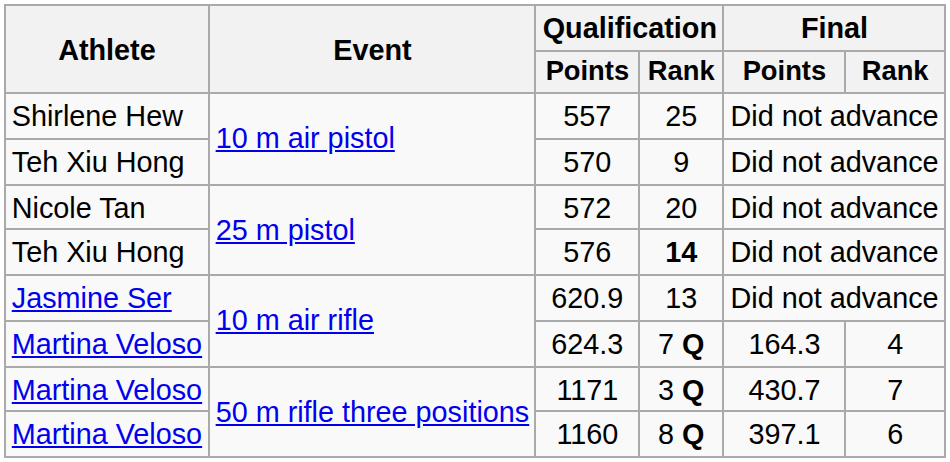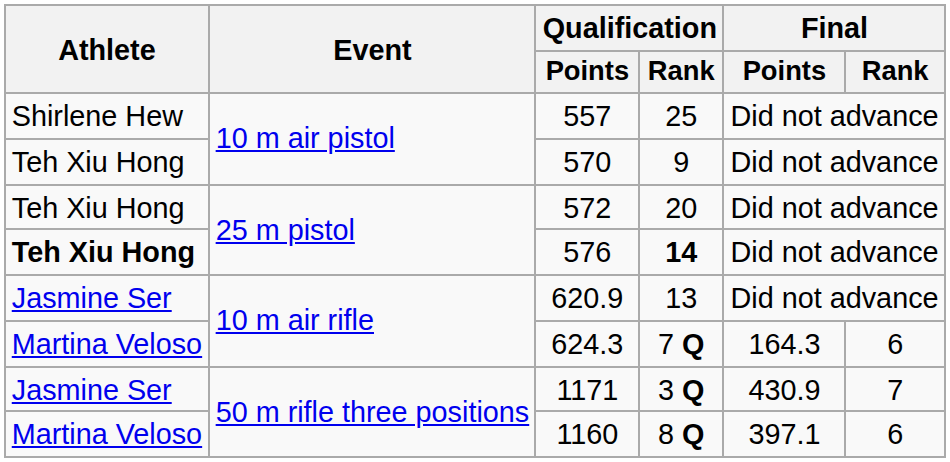(79, 208) Nicole Tan -> (98, 208) Teh Xiu Hong
(98, 253) normal -> (103, 253) bold
(895, 344) 4 -> (895, 344) 6
(107, 390) Martina Veloso -> (92, 390) Jasmine Ser
(784, 390) 430.7 -> (784, 390) 430.9
